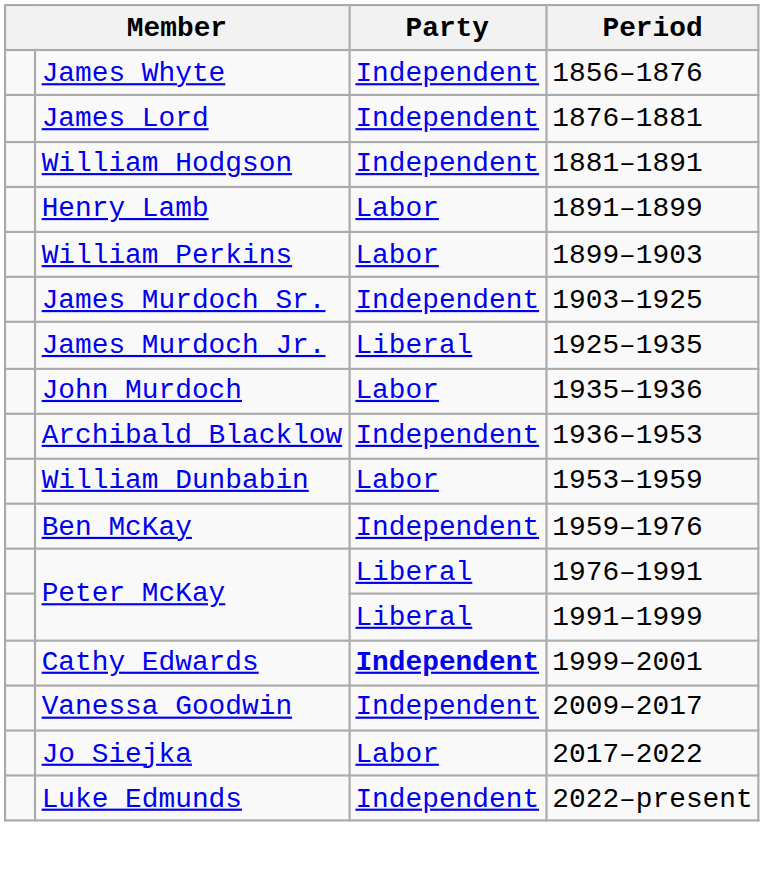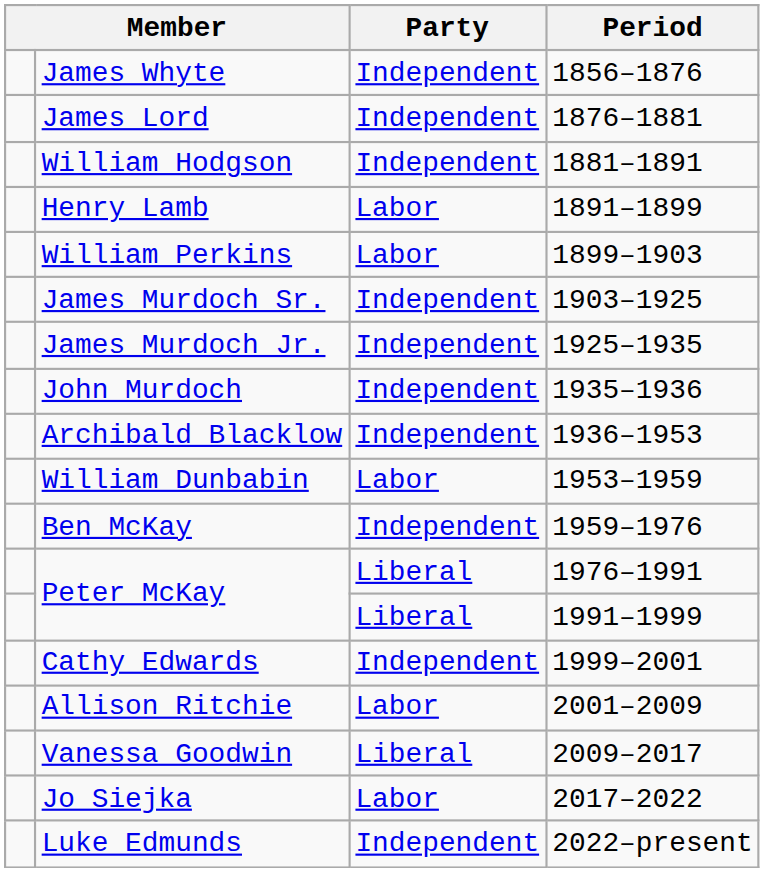(414, 345) Liberal -> (447, 345) Independent
(397, 390) Labor -> (447, 390) Independent
(447, 663) bold -> (447, 663) normal
+ row: (167, 708)
(447, 708) Independent -> (414, 753) Liberal
